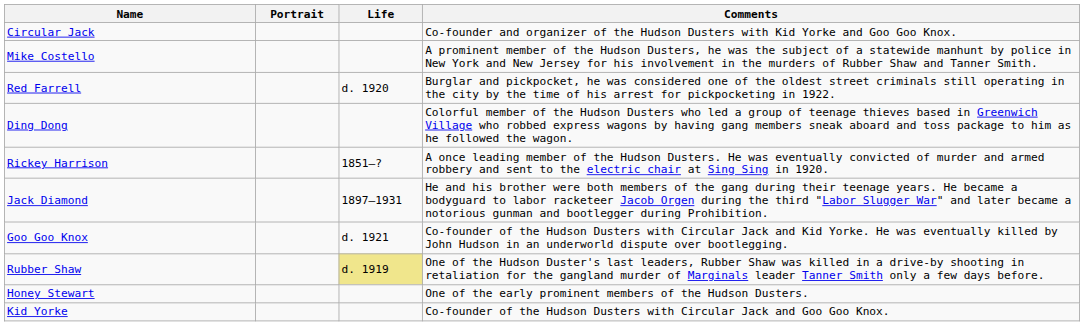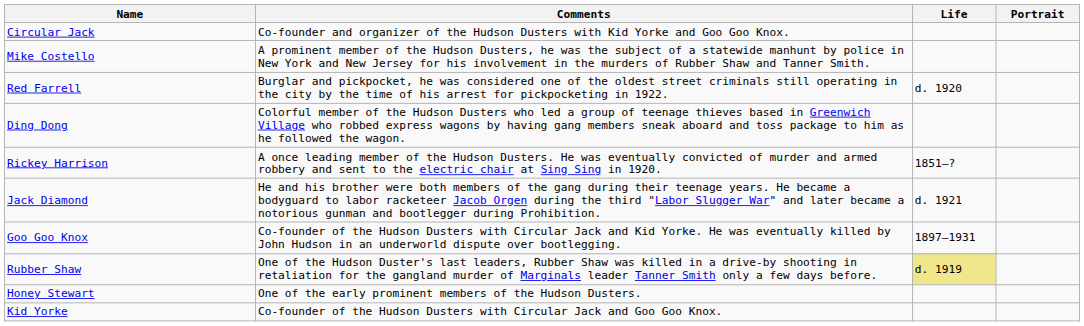columns swapped: (297, 14) <-> (751, 14)
(372, 200) 1897–1931 -> (938, 200) d. 1921
(365, 238) d. 1921 -> (945, 238) 1897–1931
